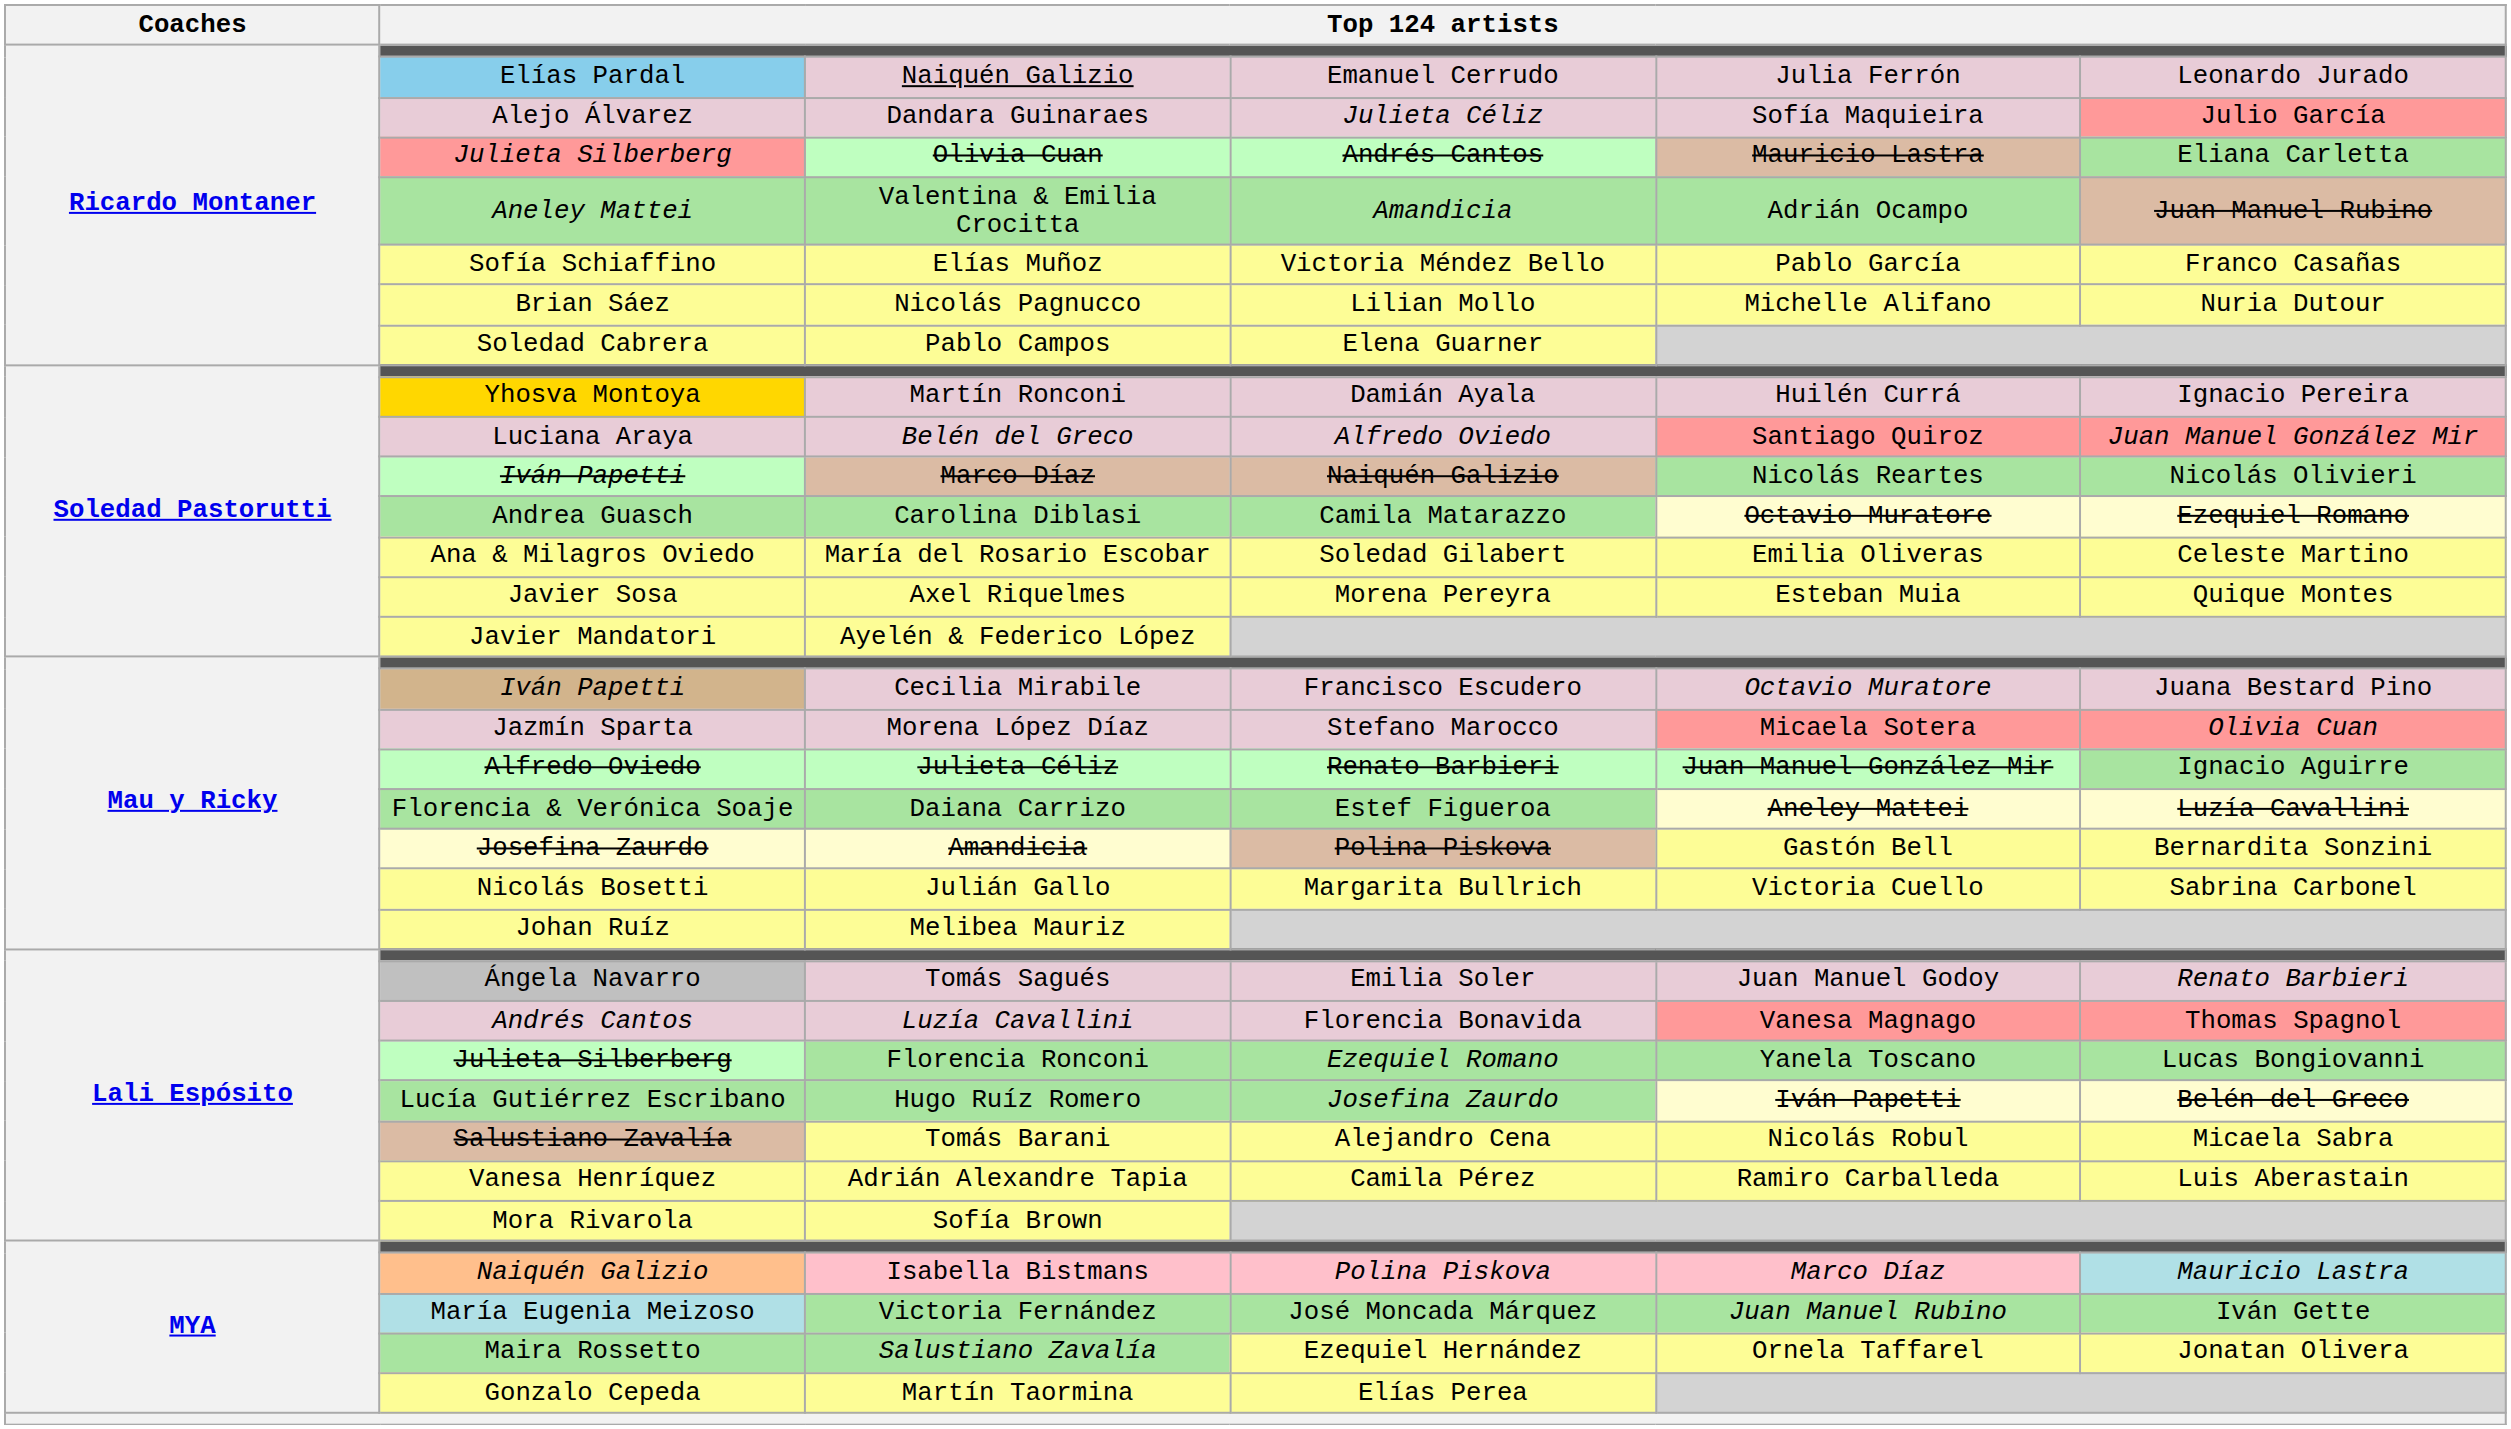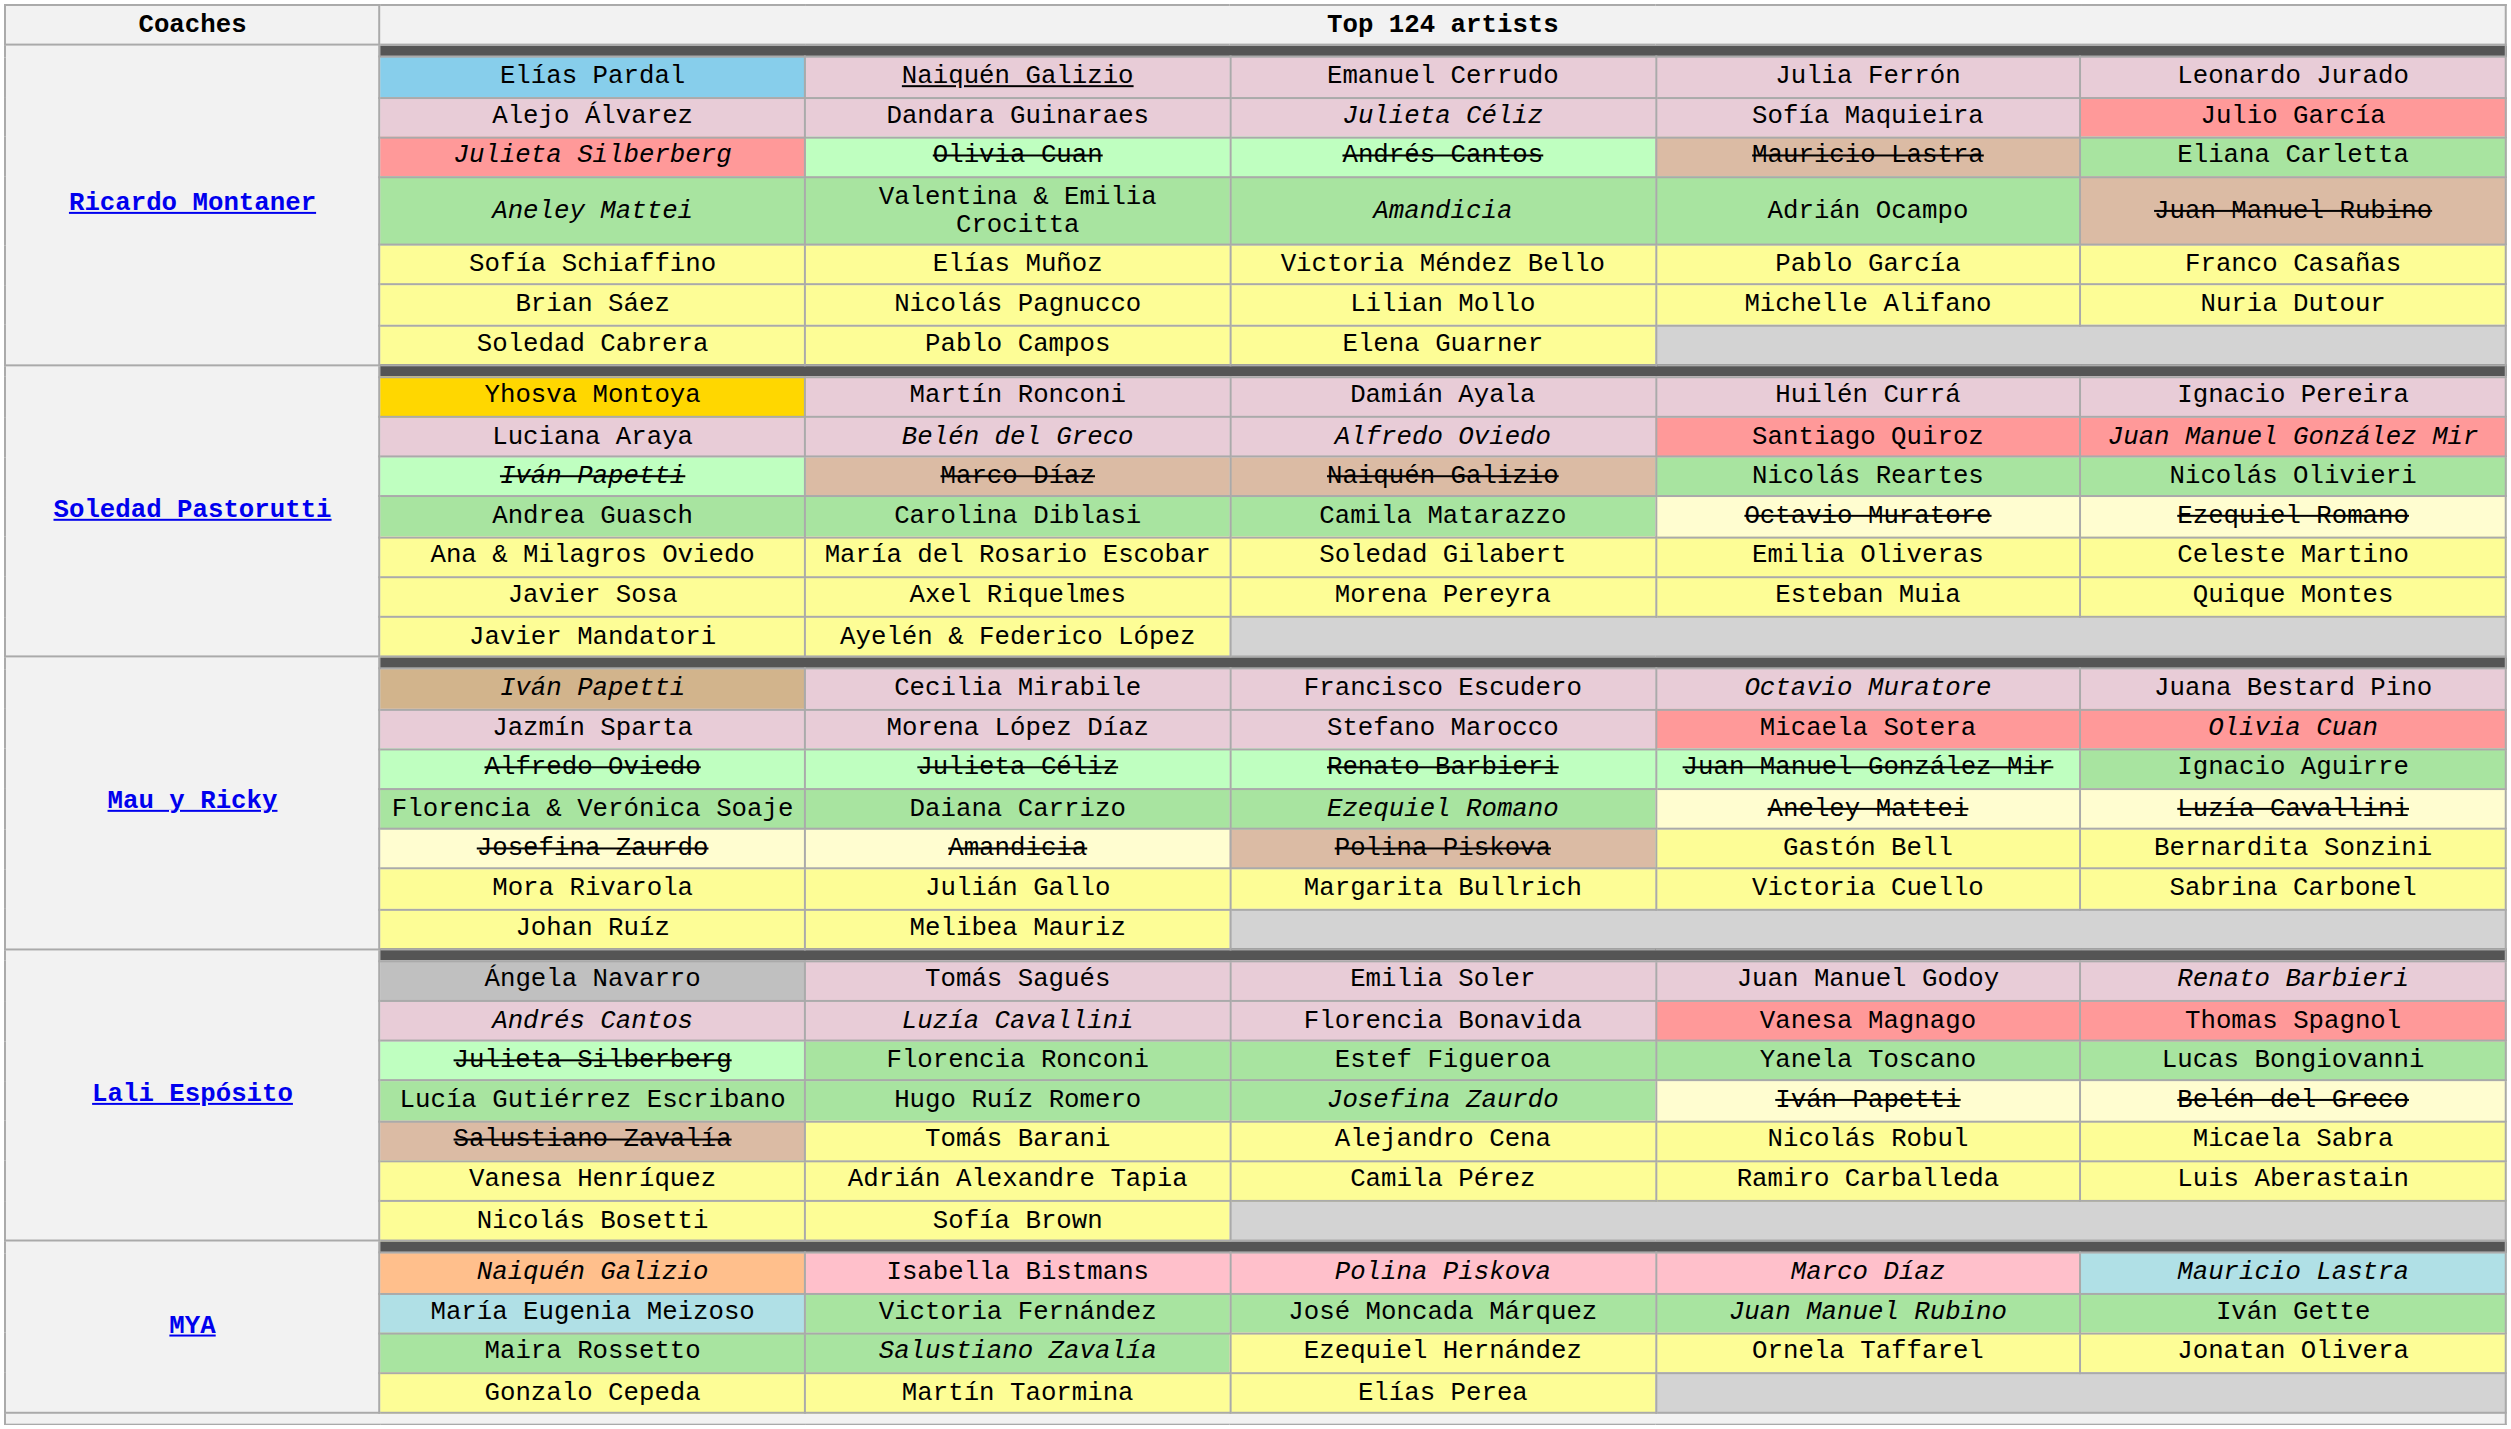(1443, 808) Estef Figueroa -> (1443, 808) Ezequiel Romano
(593, 888) Nicolás Bosetti -> (593, 888) Mora Rivarola
(1443, 1060) Ezequiel Romano -> (1443, 1060) Estef Figueroa
(593, 1220) Mora Rivarola -> (593, 1220) Nicolás Bosetti
